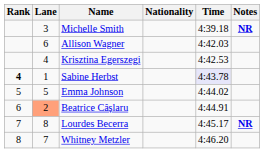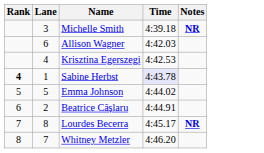- column: (169, 12)
(46, 108) lightsalmon background -> (46, 108) no background
